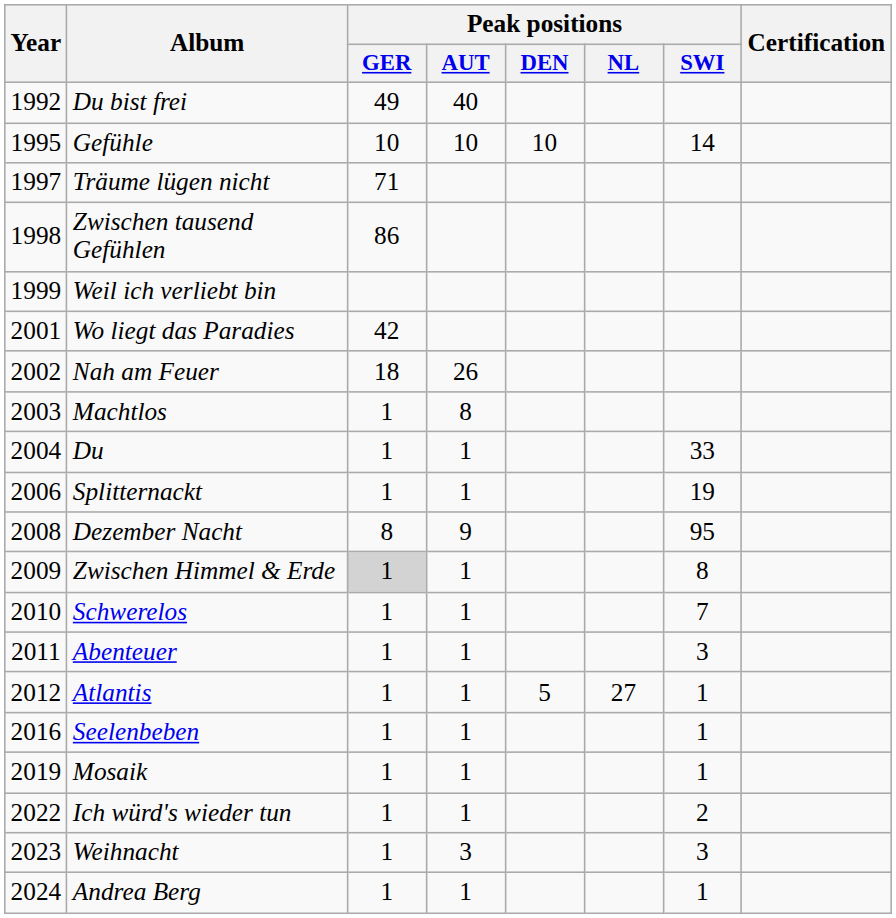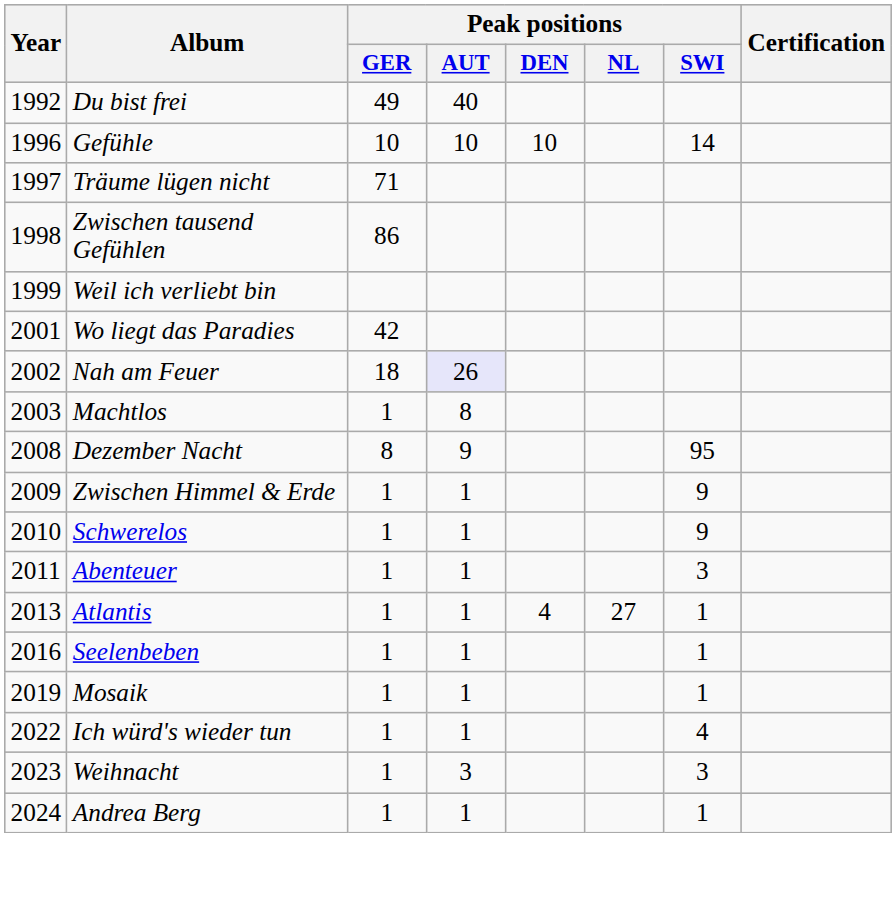(36, 142) 1995 -> (36, 142) 1996
(466, 371) no background -> (466, 371) lavender background
- row: (88, 451)
- row: (137, 491)
(387, 571) lightgrey background -> (387, 491) no background
(702, 571) 8 -> (702, 491) 9
(702, 611) 7 -> (702, 531) 9
(36, 691) 2012 -> (36, 611) 2013
(545, 691) 5 -> (545, 611) 4
(702, 812) 2 -> (702, 731) 4
